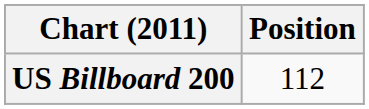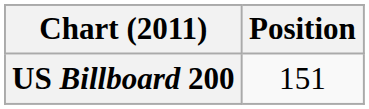(302, 78) 112 -> (302, 78) 151
